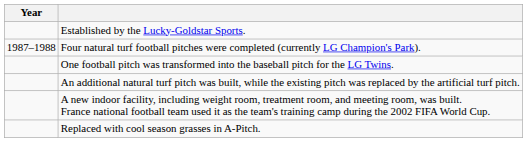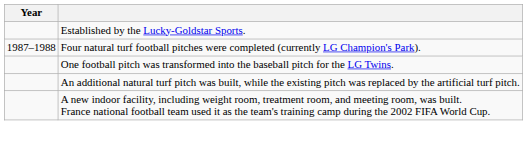- row: (161, 128)
